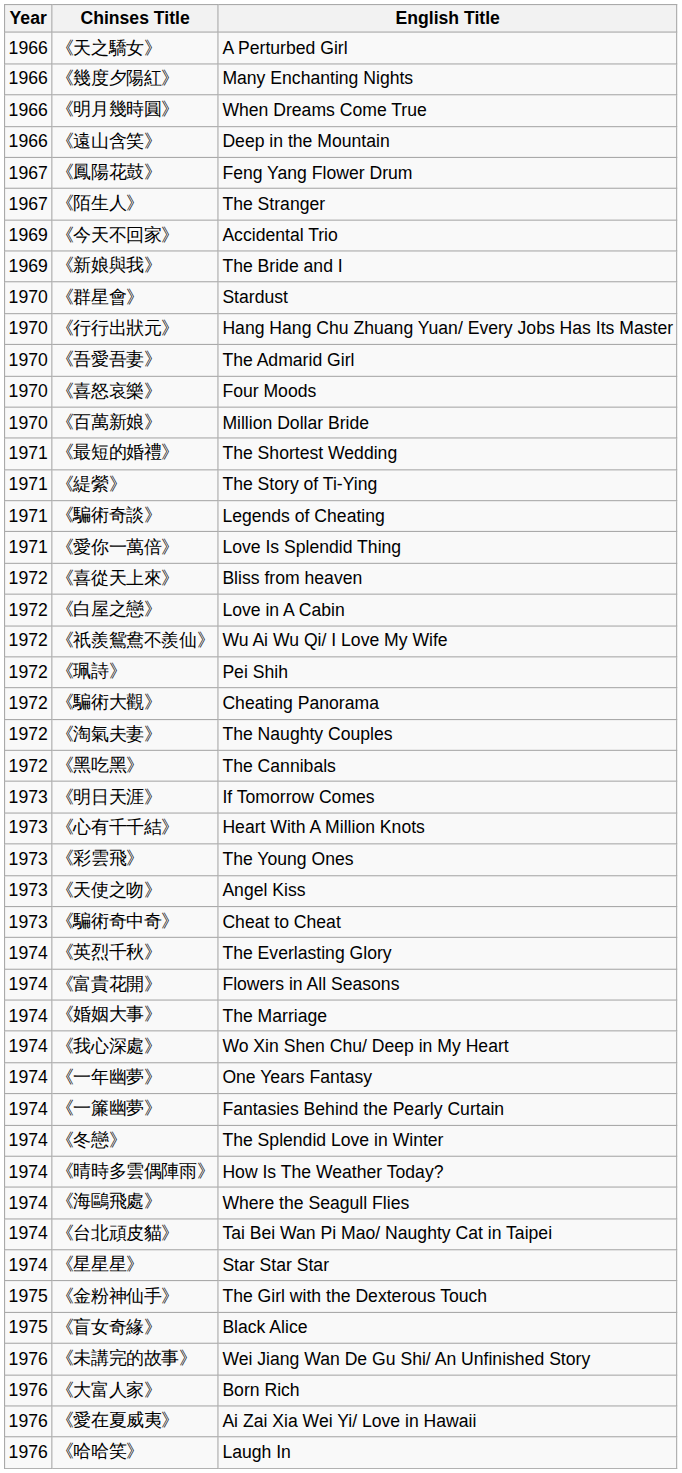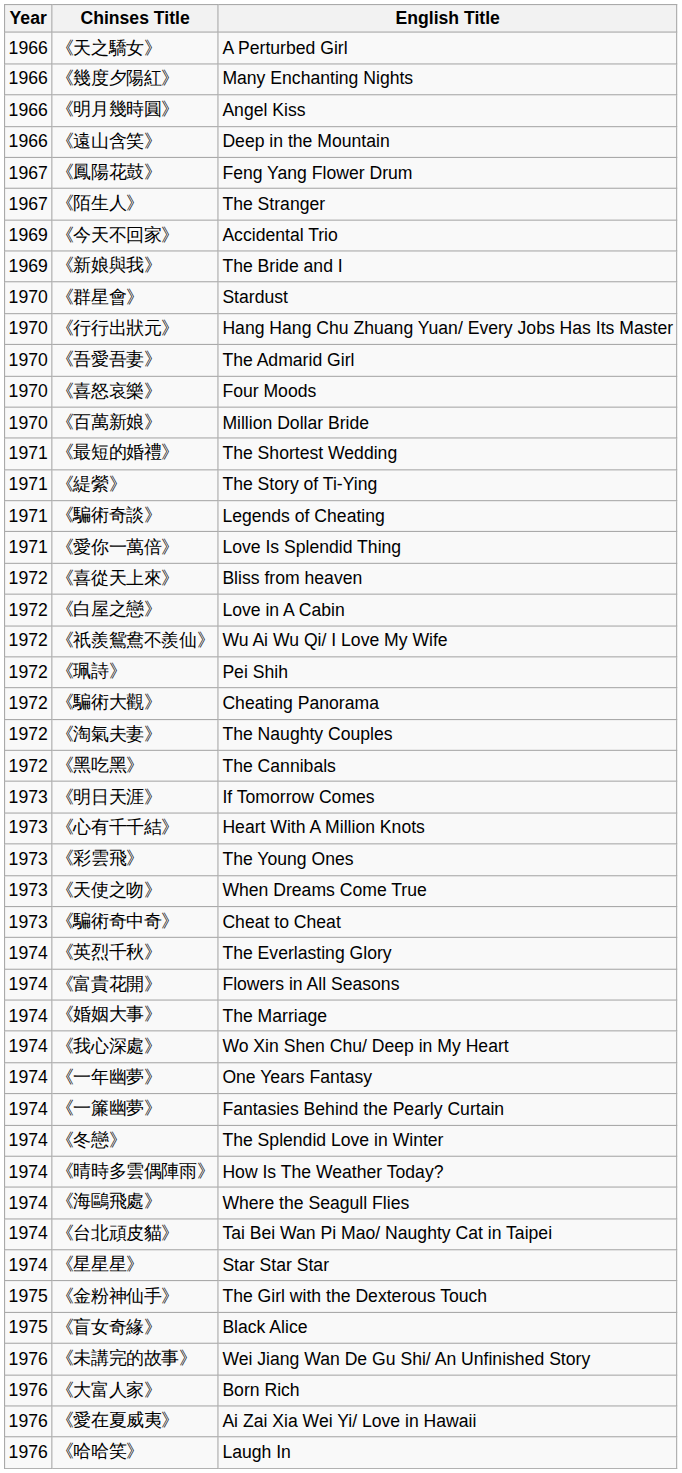(325, 110) When Dreams Come True -> (264, 110) Angel Kiss
(264, 890) Angel Kiss -> (325, 890) When Dreams Come True
